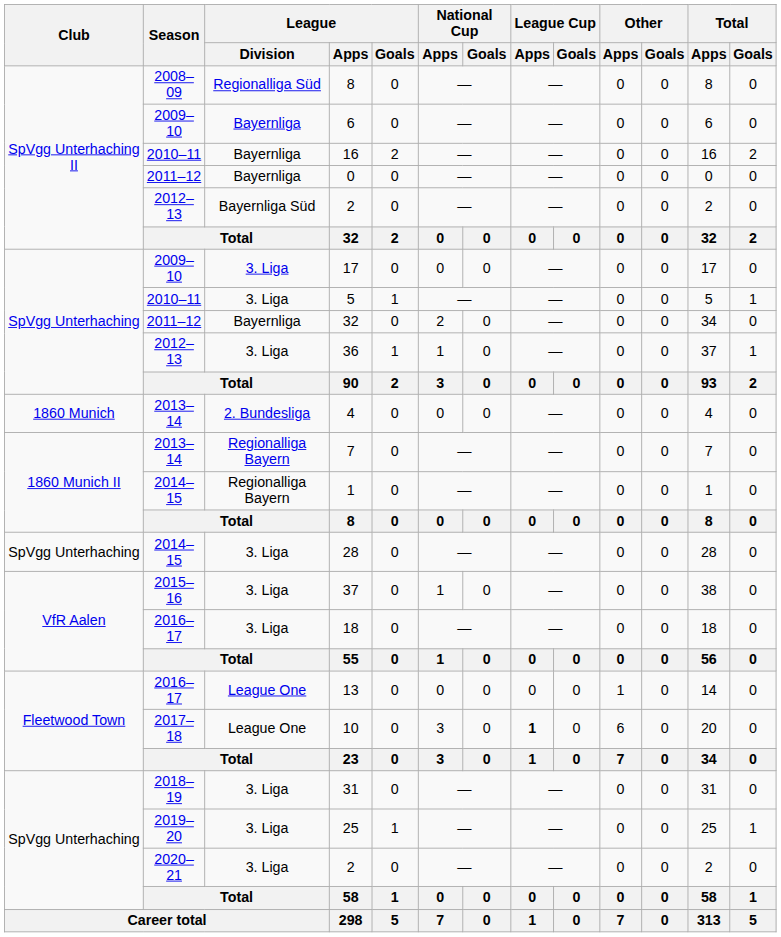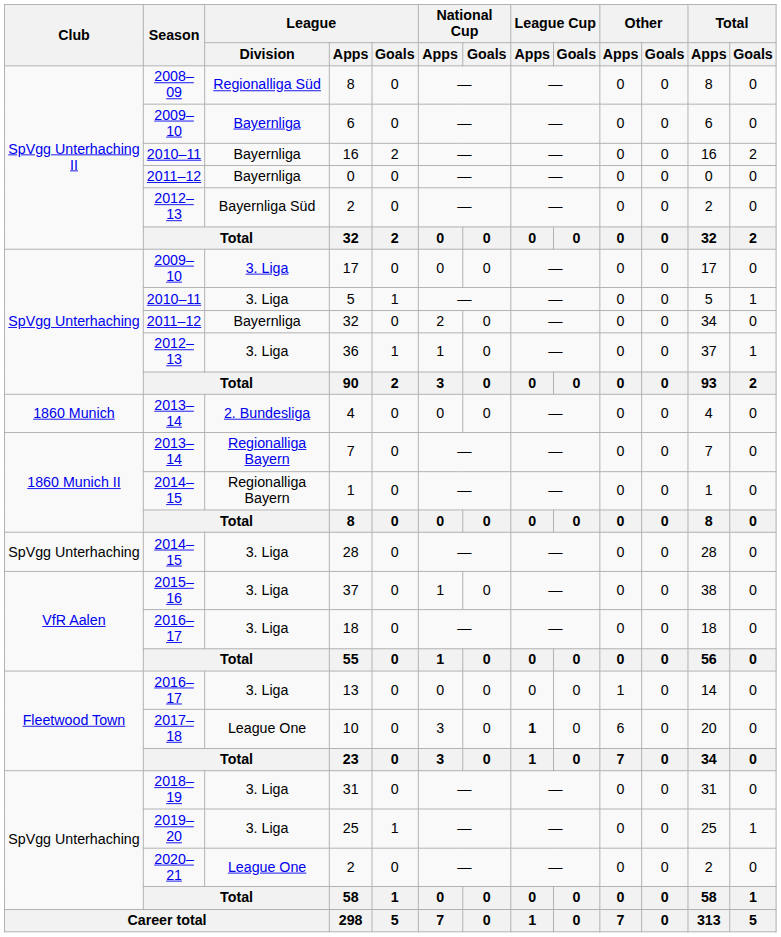(267, 690) League One -> (267, 690) 3. Liga
(267, 867) 3. Liga -> (267, 867) League One
